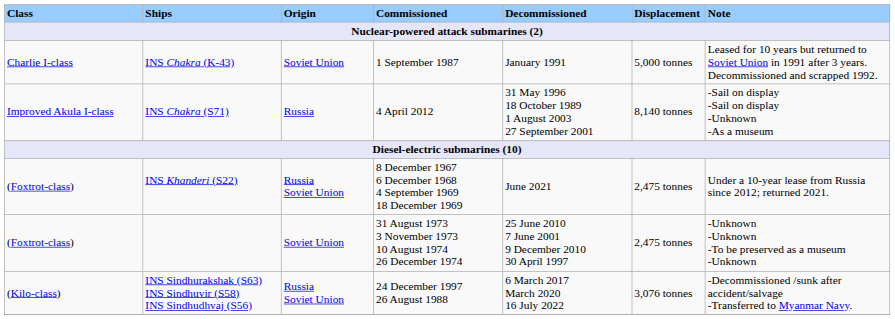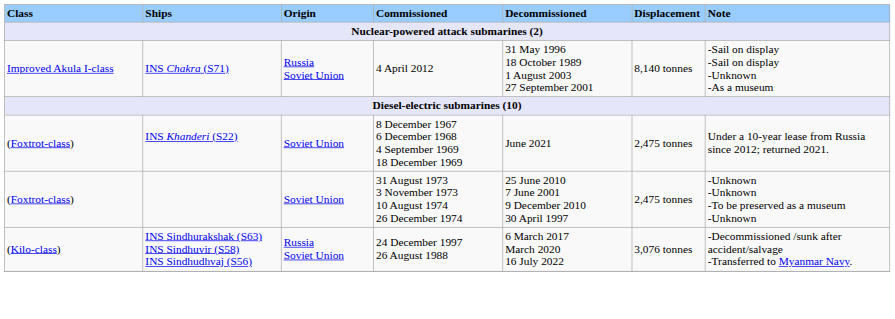- row: (190, 62)
(299, 112) Russia -> (314, 68) Russia Soviet Union
(314, 186) Russia Soviet Union -> (314, 143) Soviet Union
